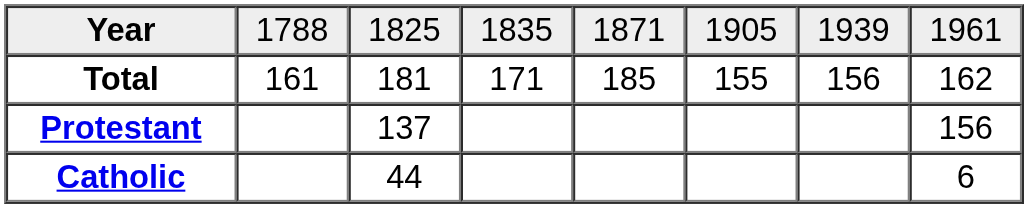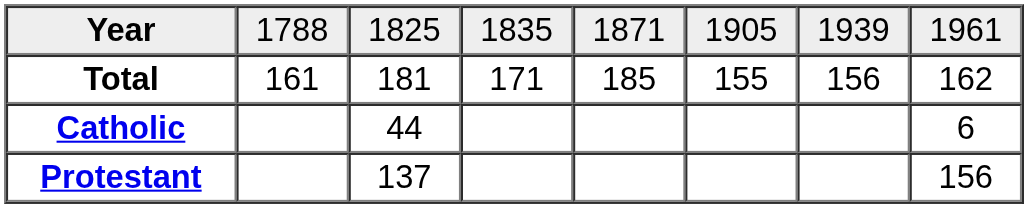rows swapped: (121, 176) <-> (121, 127)
